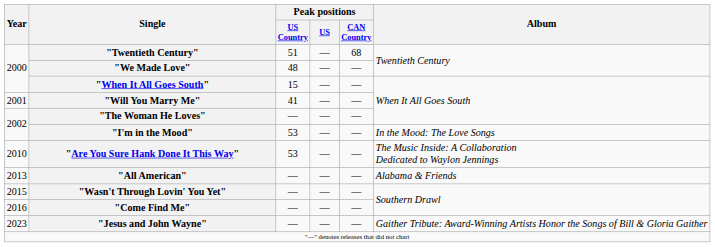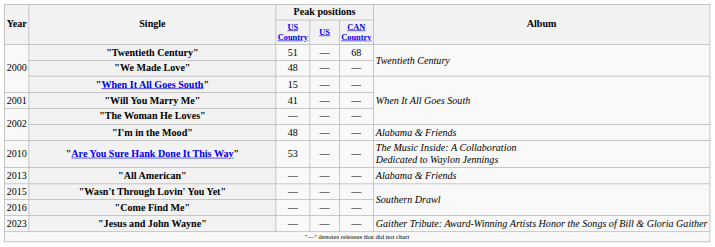(293, 132) 53 -> (293, 132) 48
(435, 132) In the Mood: The Love Songs -> (416, 132) Alabama & Friends
